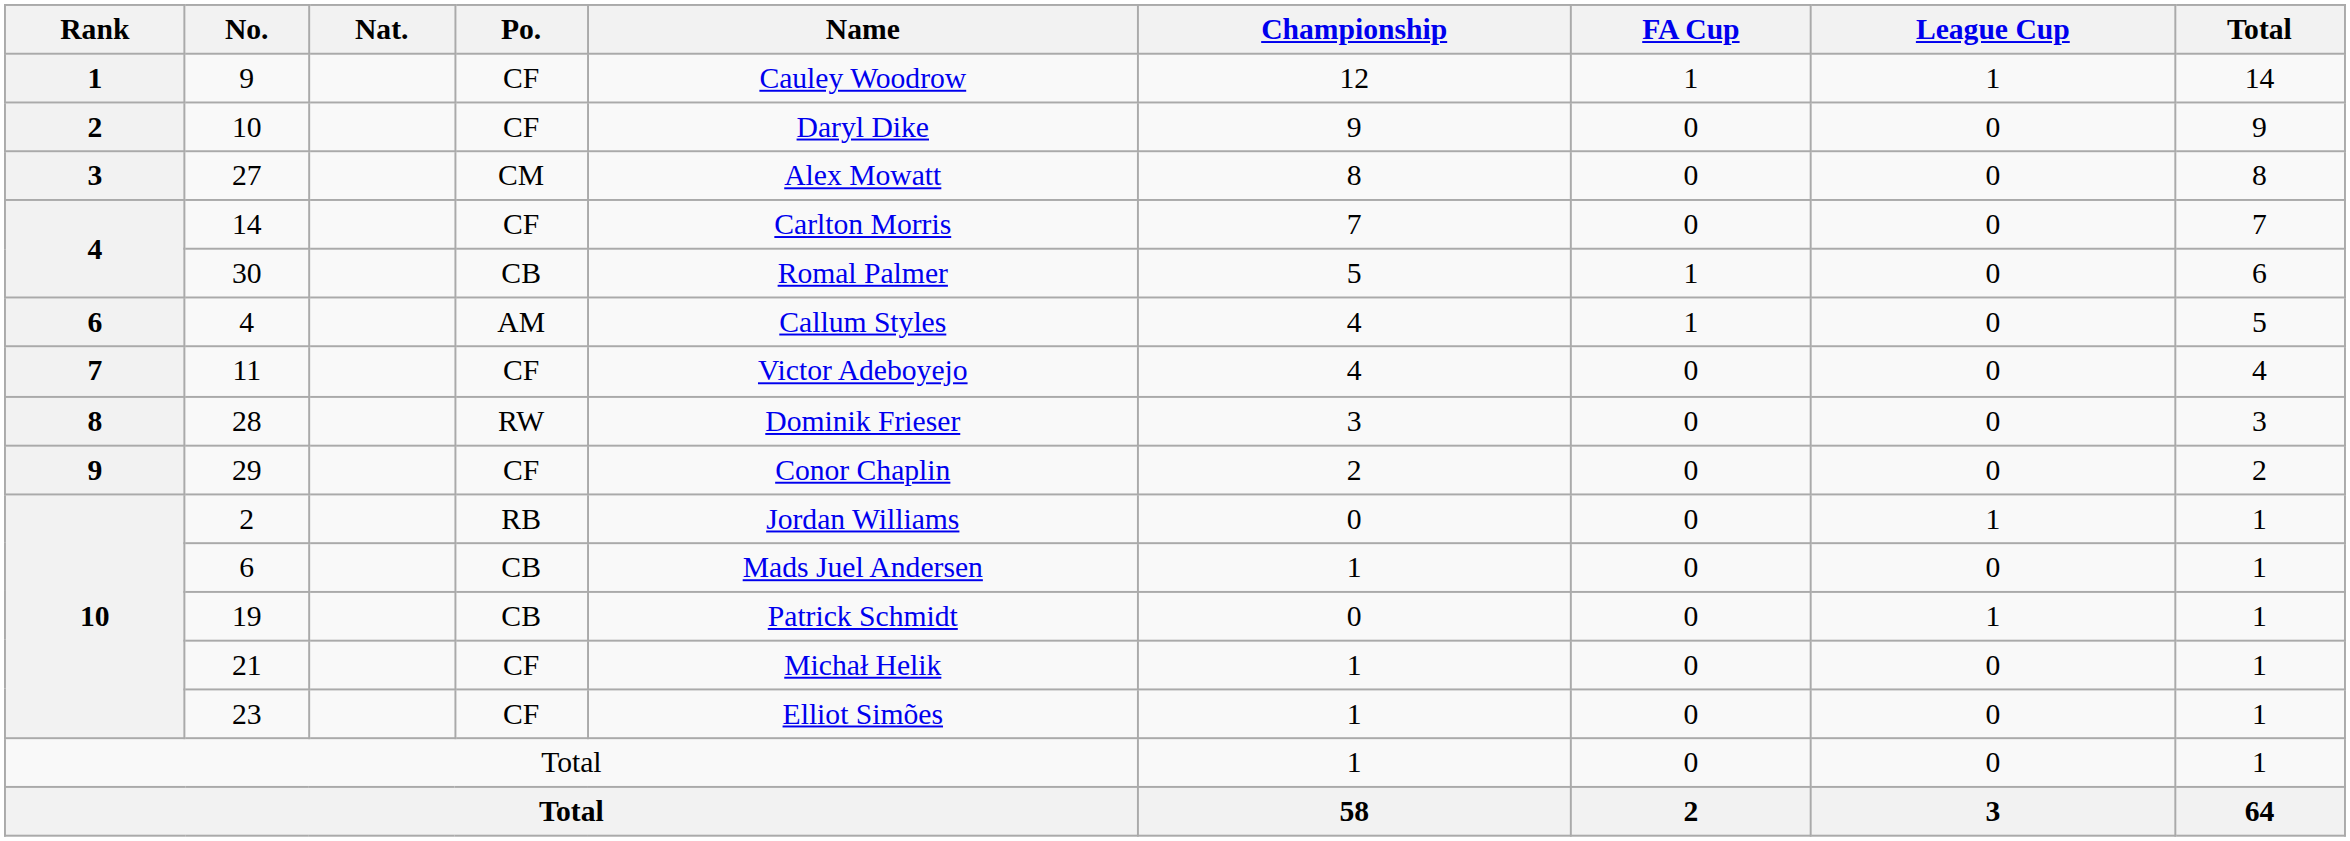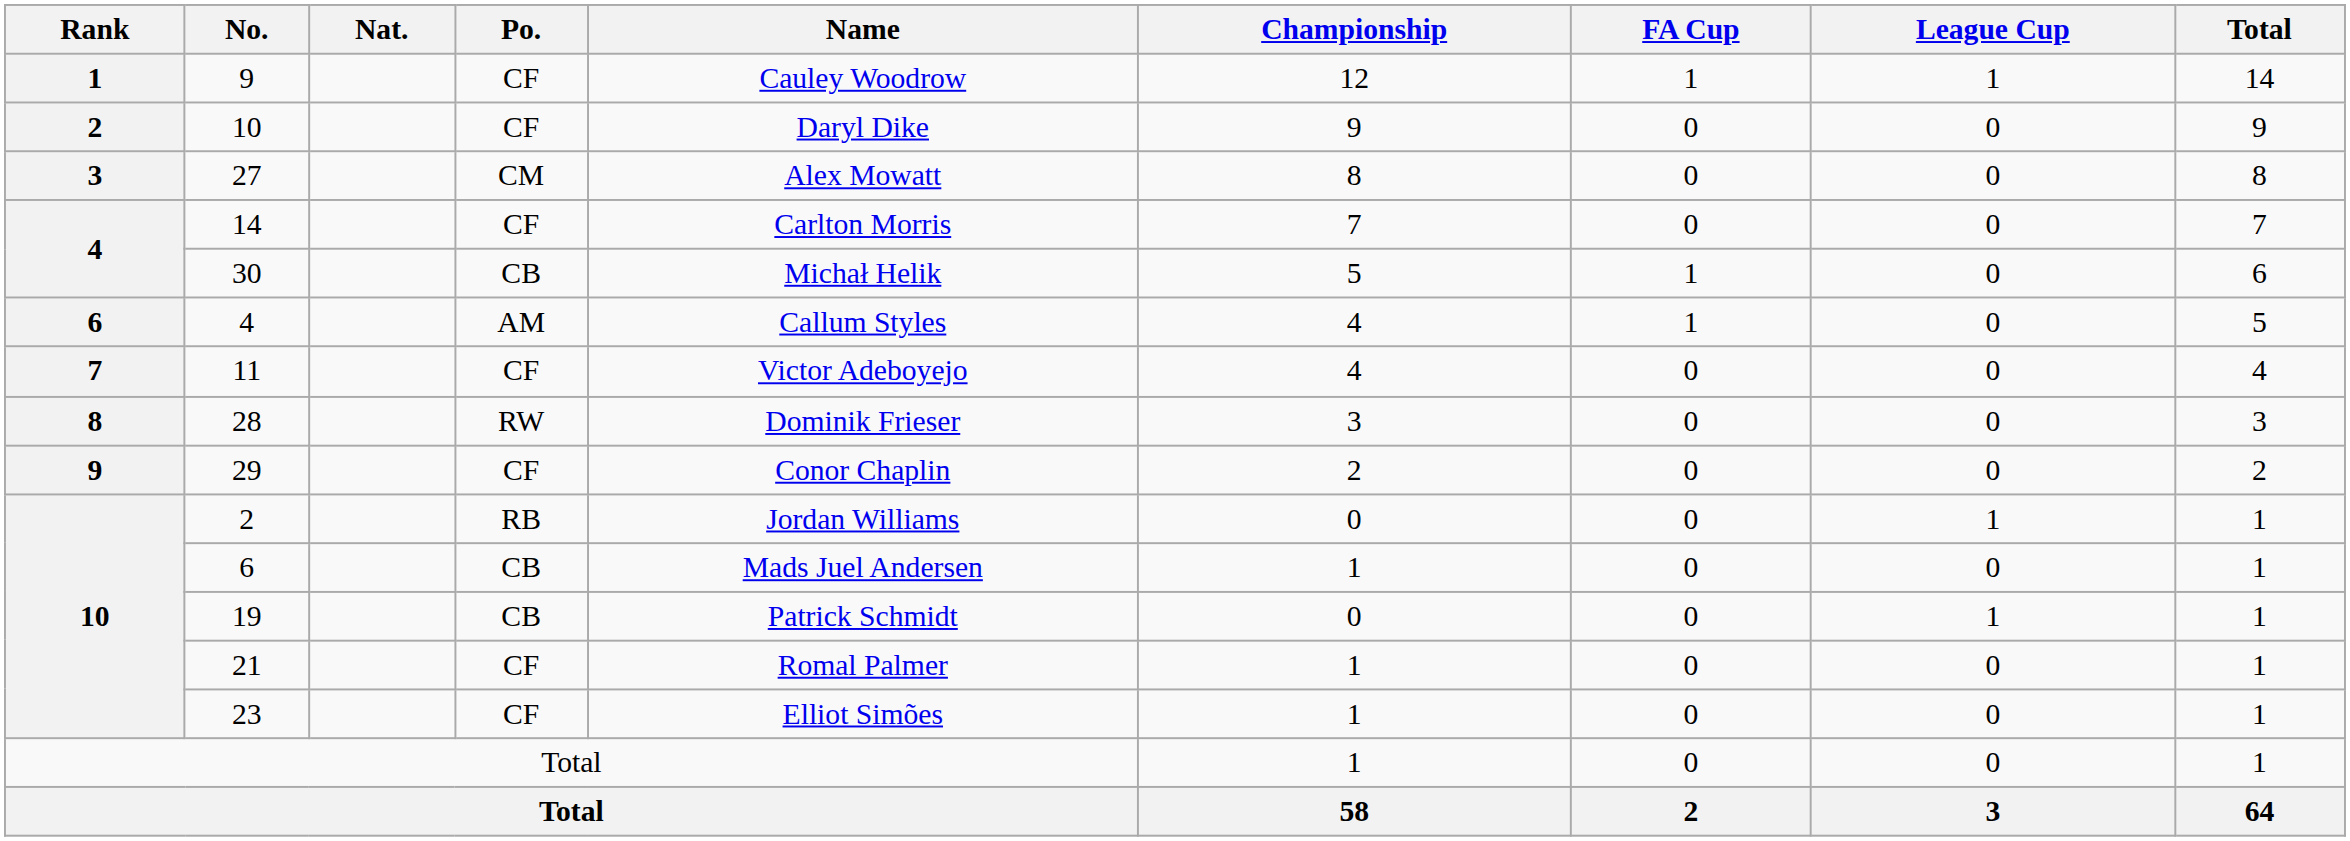(863, 273) Romal Palmer -> (863, 273) Michał Helik
(863, 664) Michał Helik -> (863, 664) Romal Palmer
